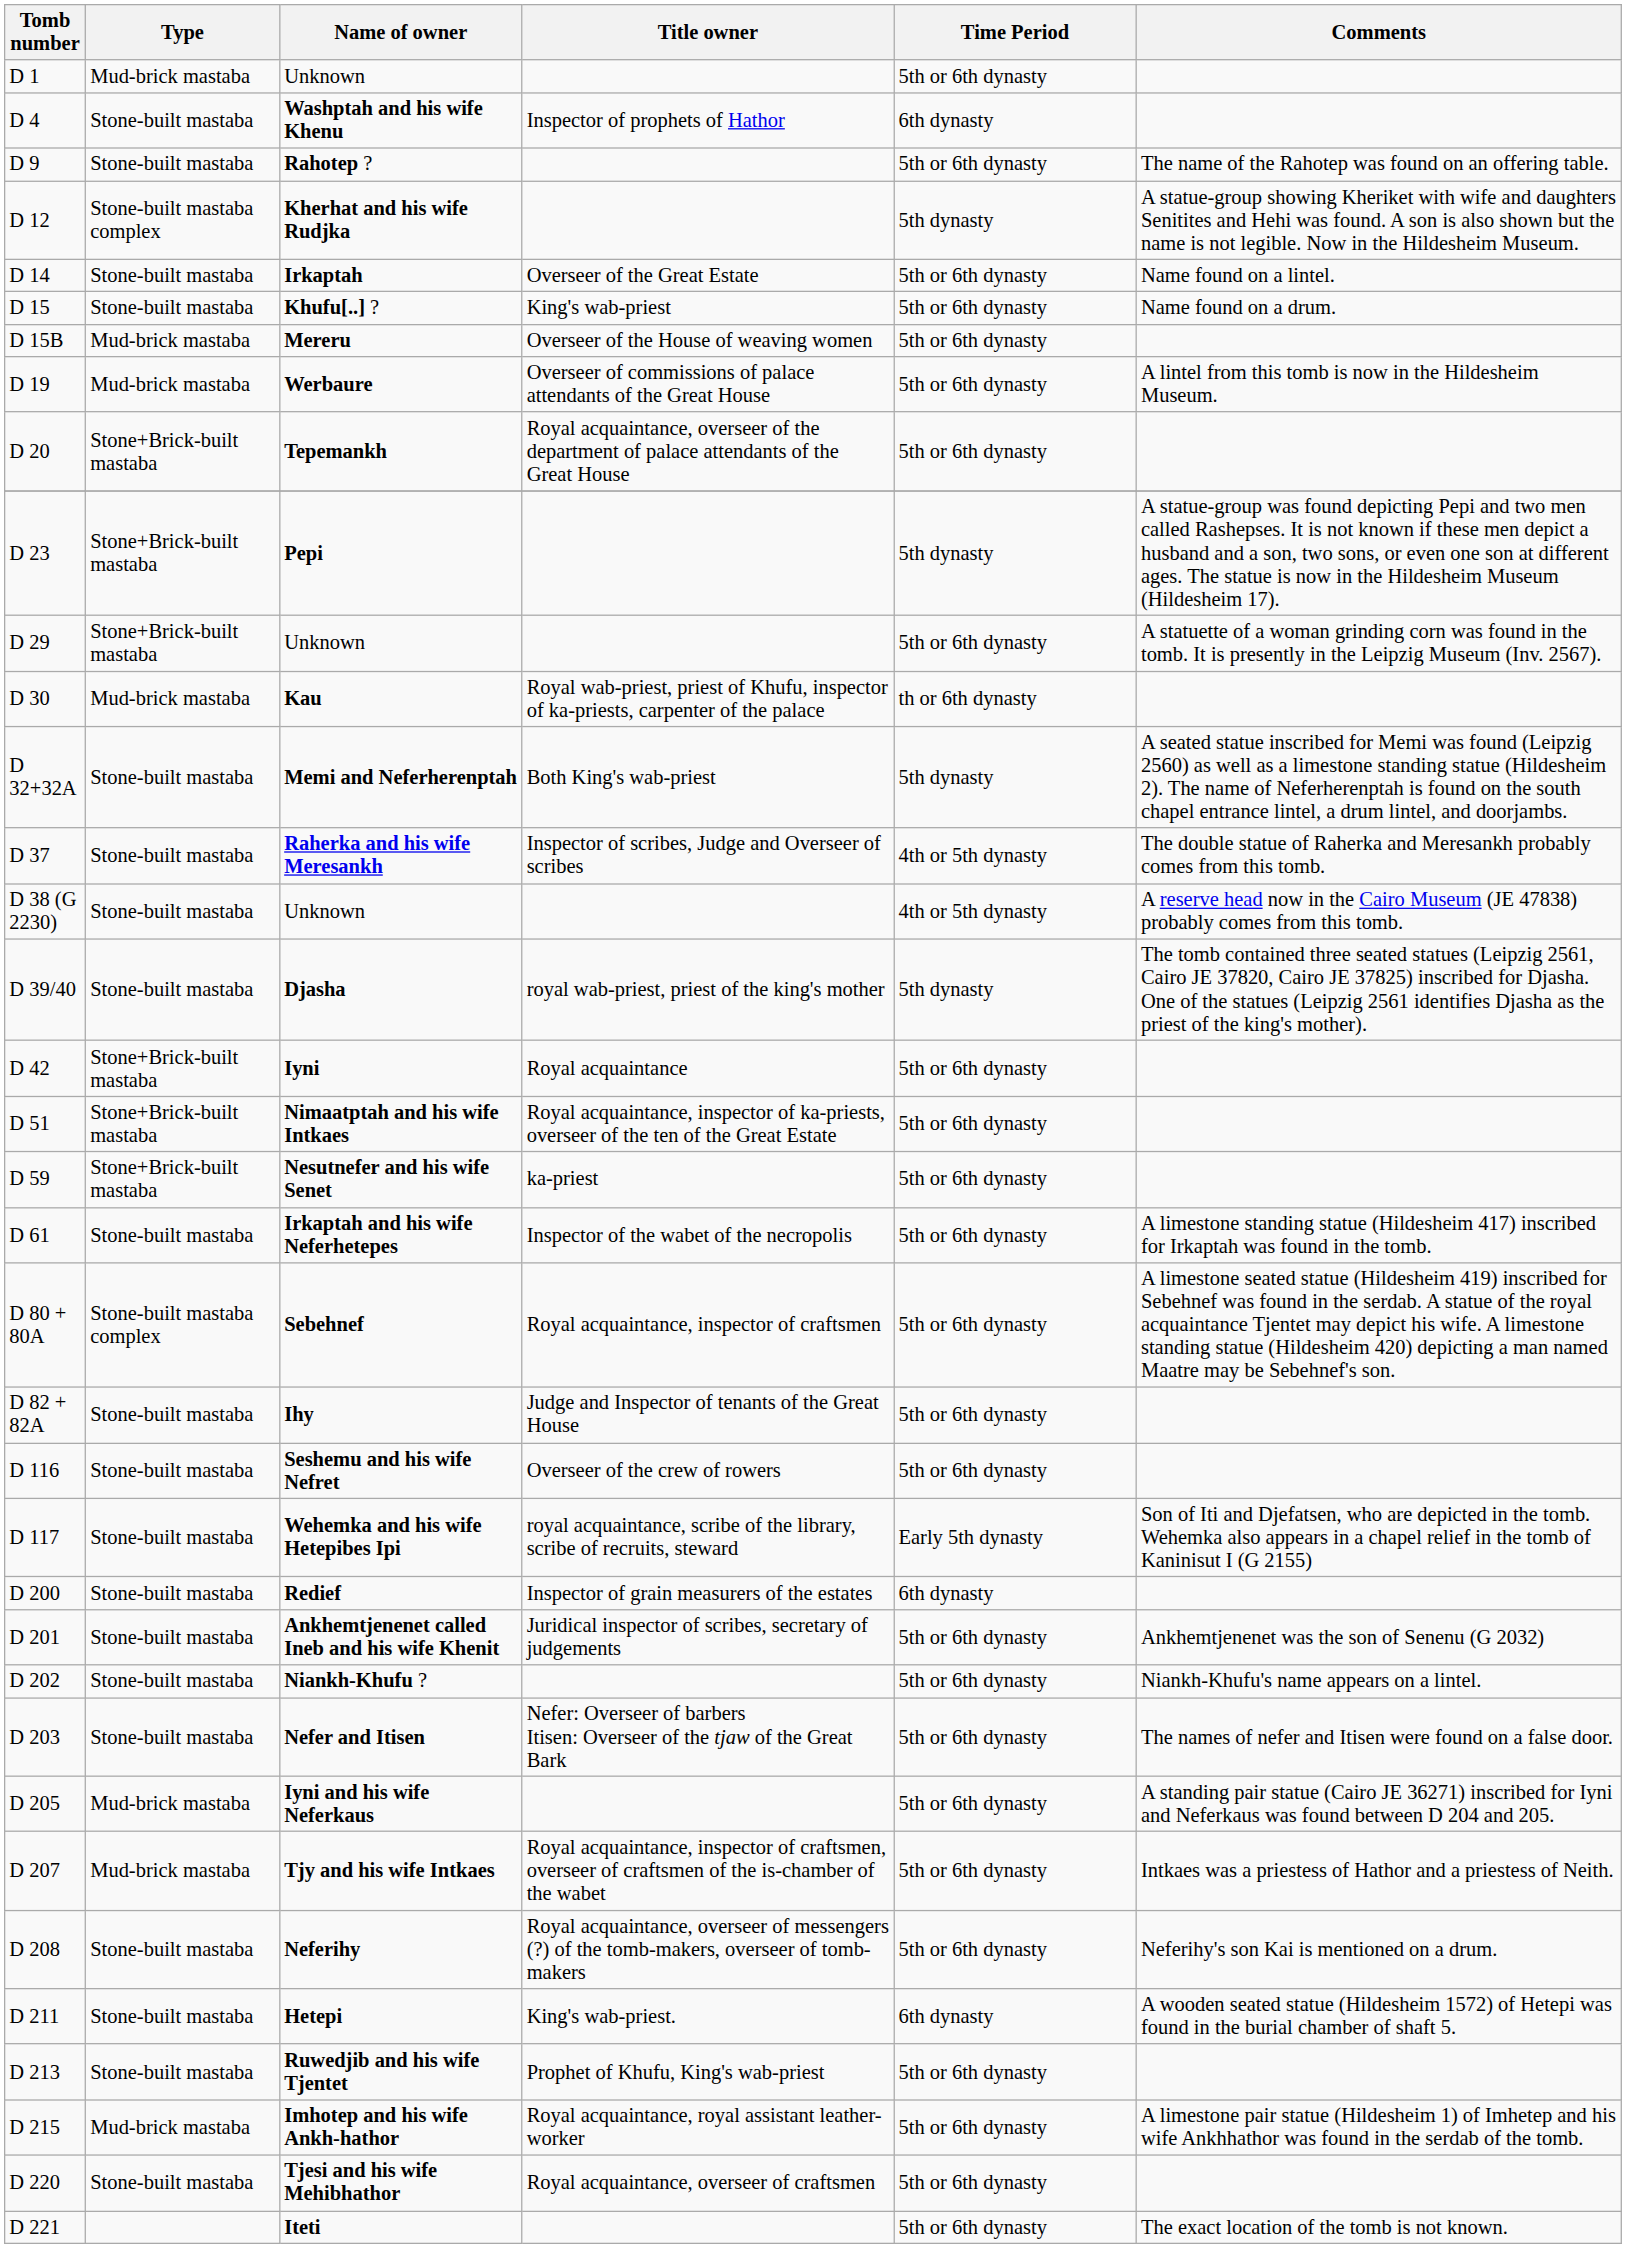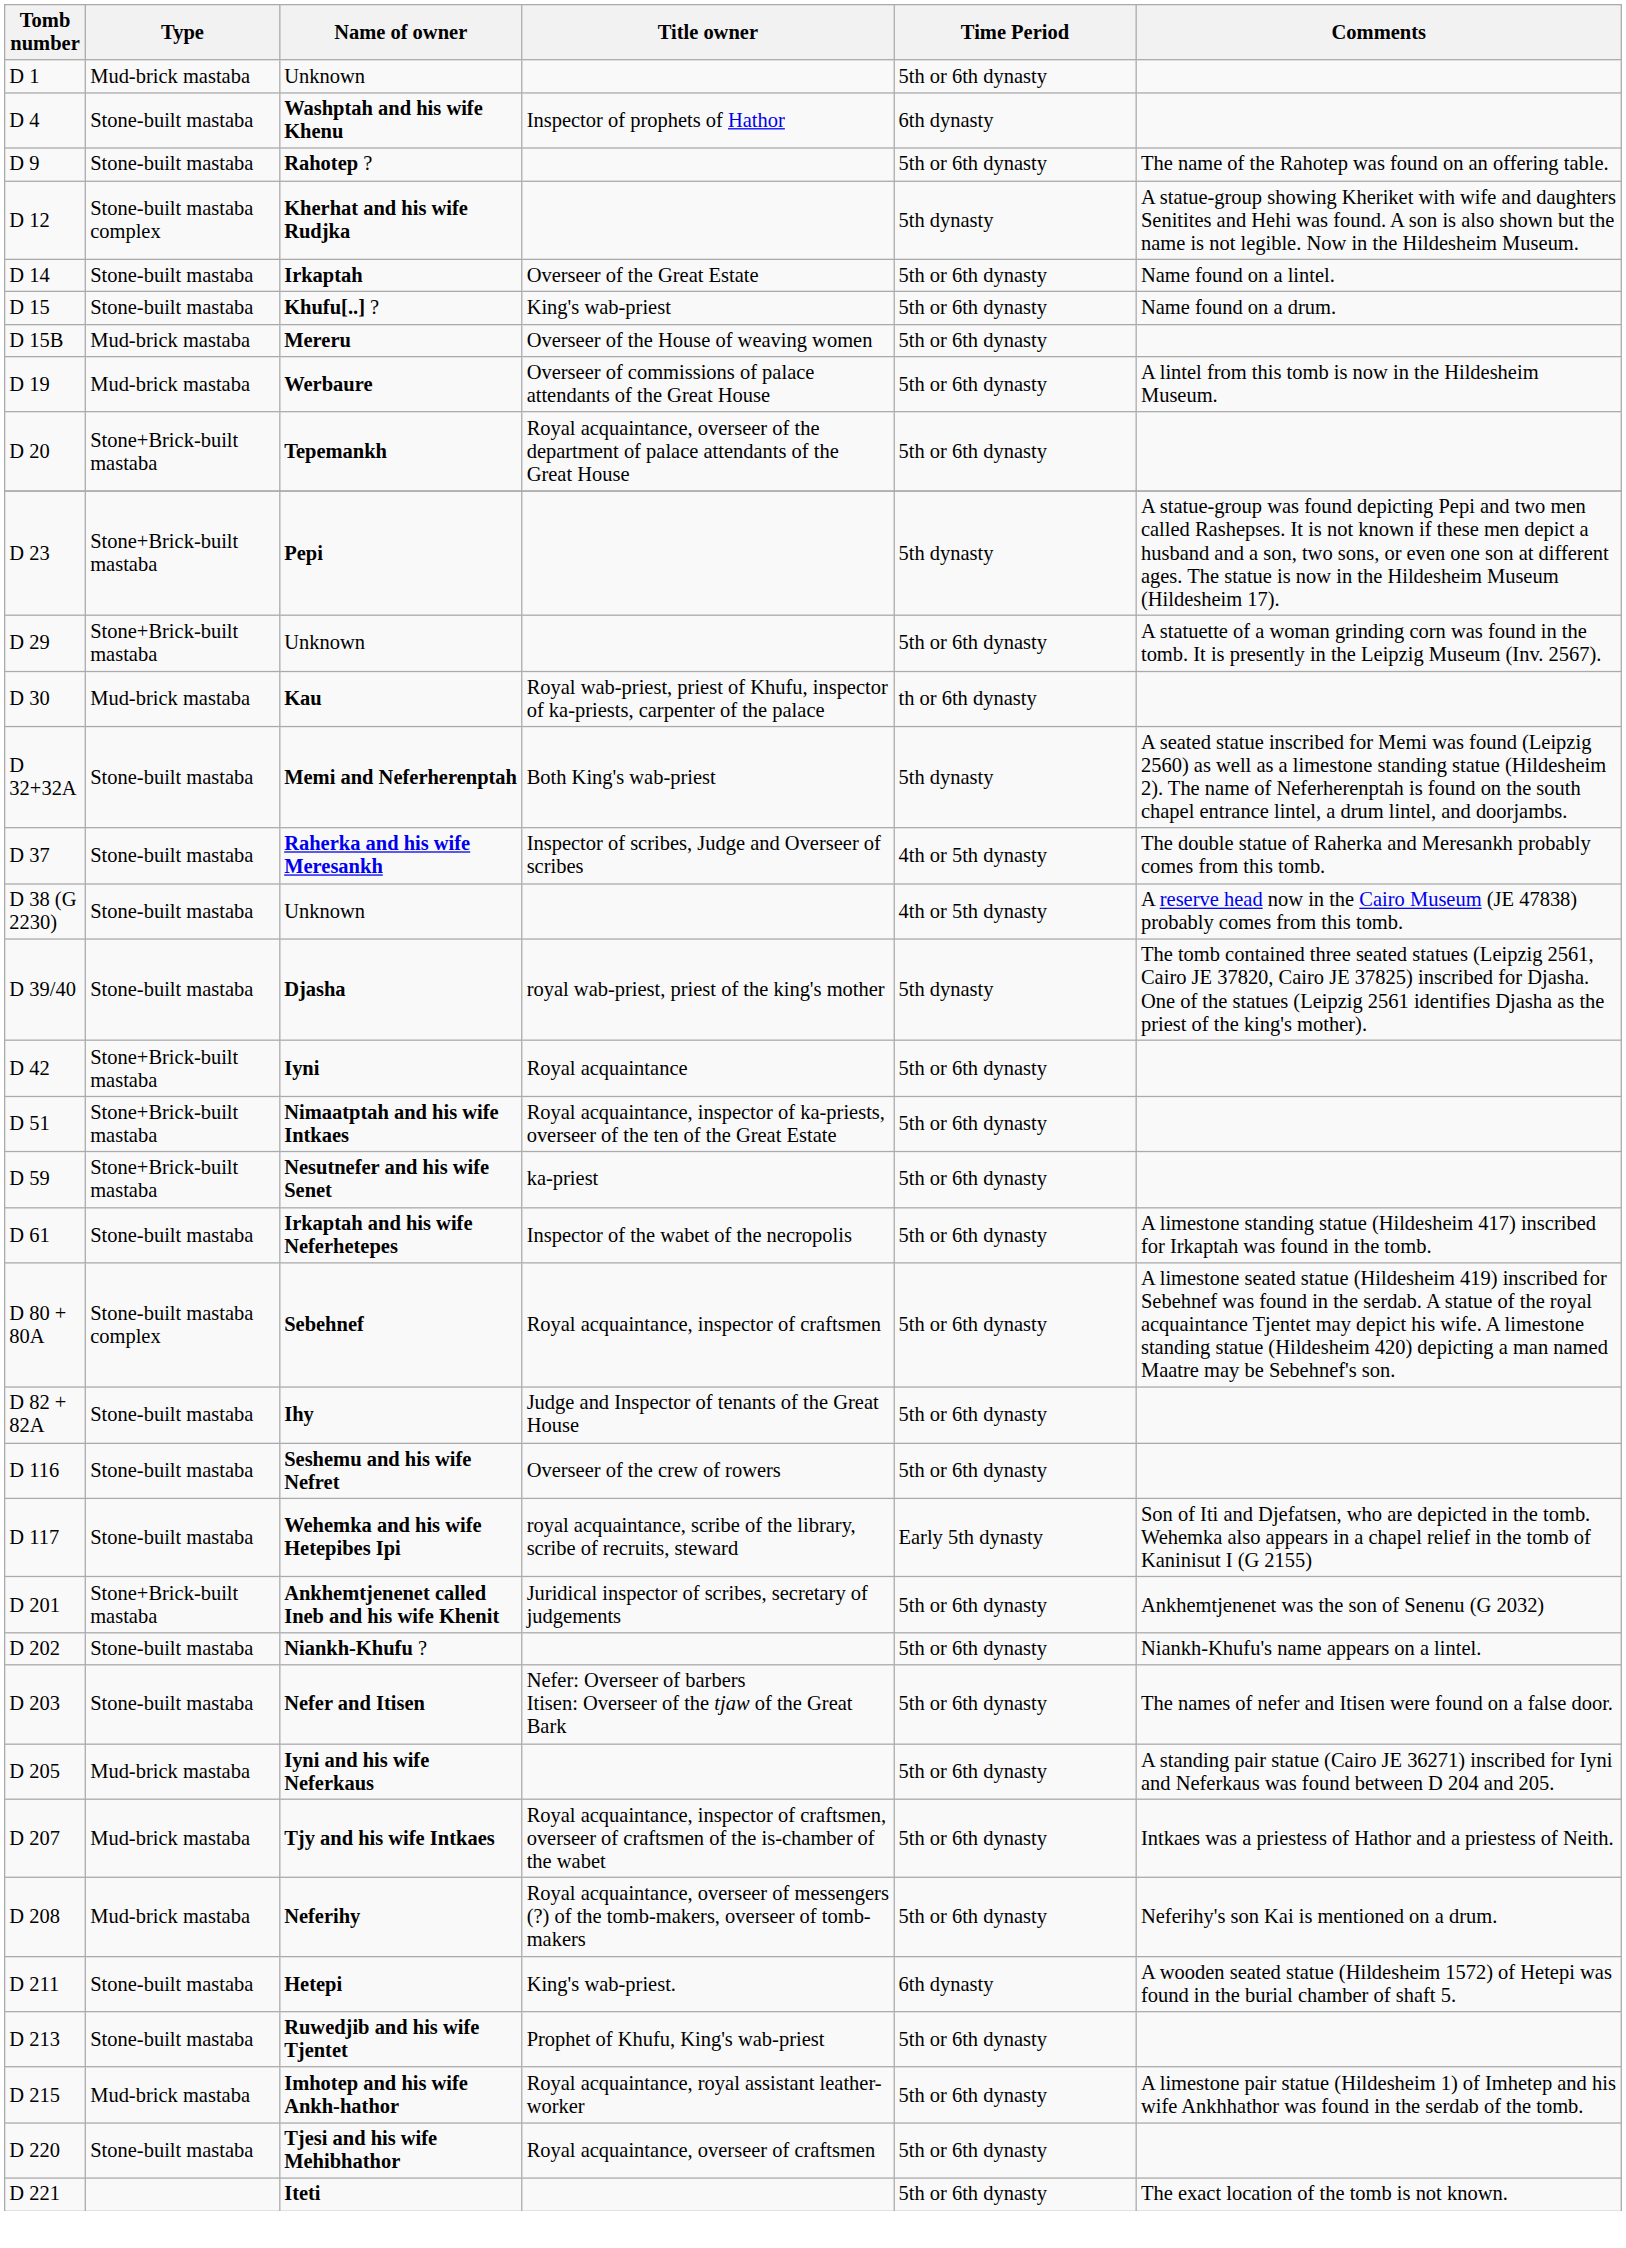- row: (35, 1593)
(172, 1637) Stone-built mastaba -> (164, 1604) Stone+Brick-built mastaba
(172, 1949) Stone-built mastaba -> (170, 1916) Mud-brick mastaba
